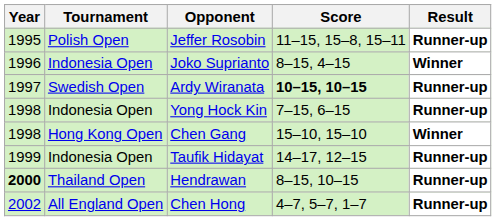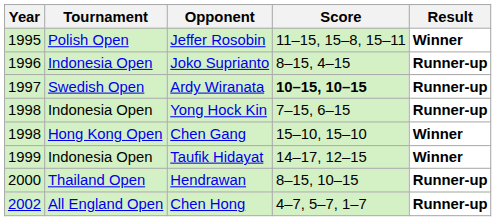(450, 40) Runner-up -> (438, 40) Winner
(438, 63) Winner -> (450, 63) Runner-up
(450, 157) Runner-up -> (438, 157) Winner
(24, 181) bold -> (24, 181) normal
